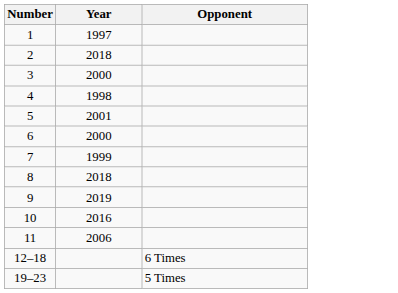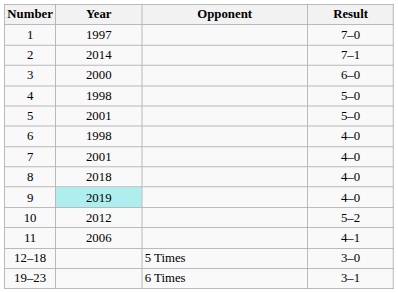+ column: (351, 14)
(99, 55) 2018 -> (99, 55) 2014
(99, 136) 2000 -> (99, 136) 1998
(99, 156) 1999 -> (99, 156) 2001
(99, 197) no background -> (99, 197) paleturquoise background
(99, 217) 2016 -> (99, 217) 2012
(165, 258) 6 Times -> (165, 258) 5 Times
(165, 278) 5 Times -> (165, 278) 6 Times
